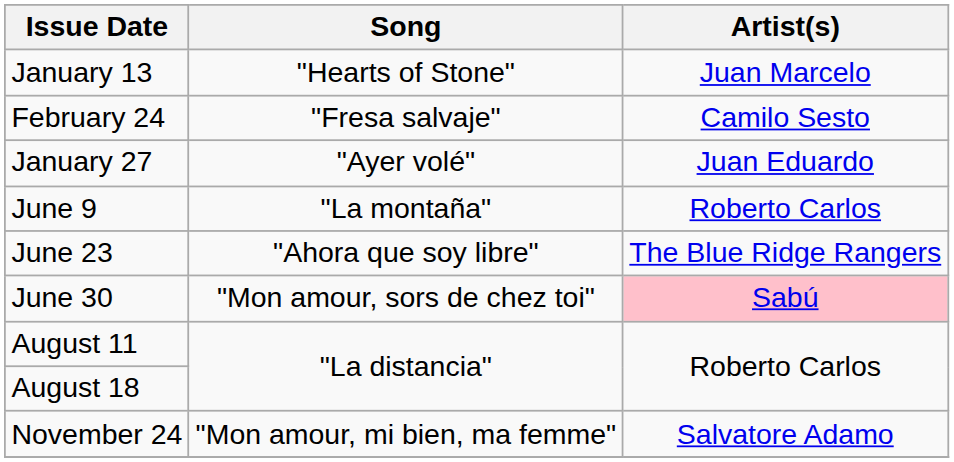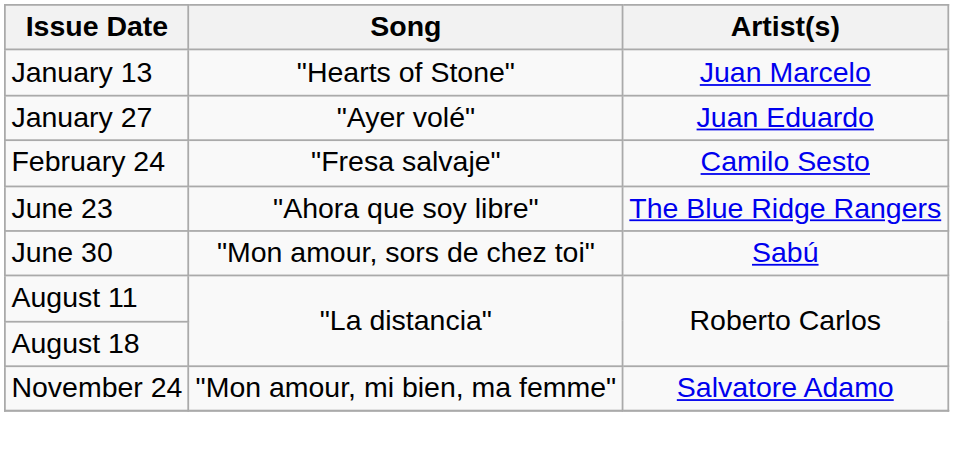rows swapped: (82, 162) <-> (88, 117)
- row: (54, 207)
(785, 298) pink background -> (785, 252) no background
